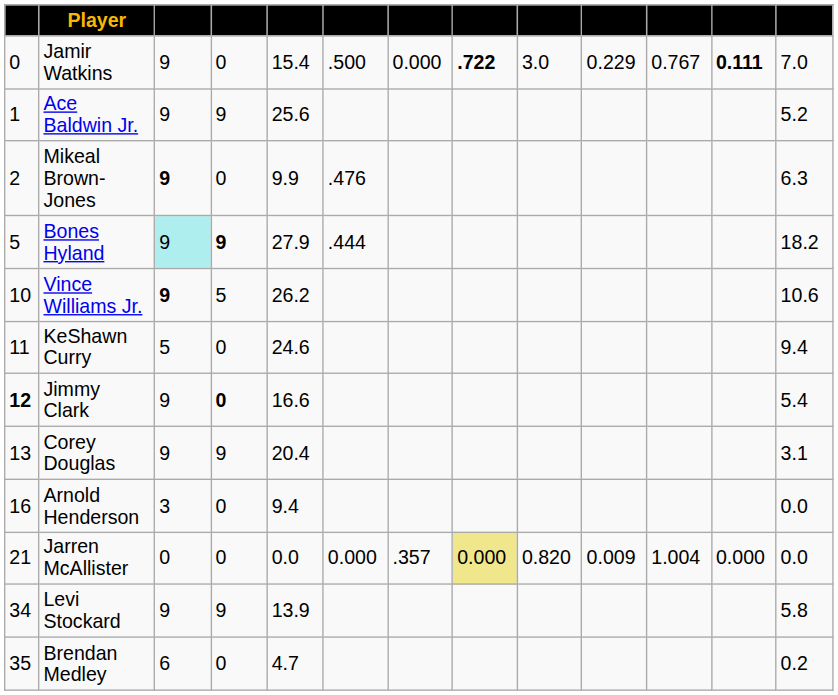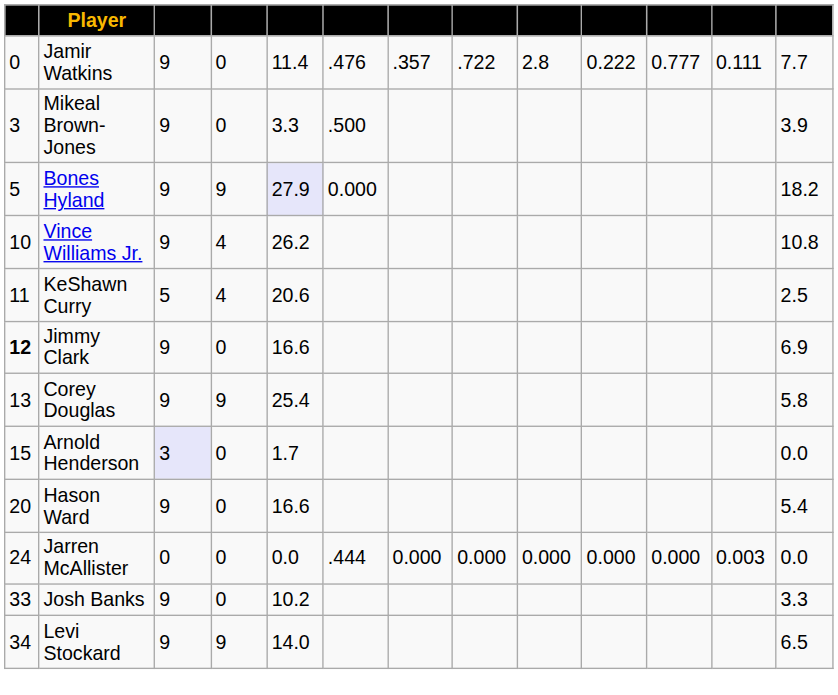(291, 62) 15.4 -> (290, 62) 11.4
(347, 62) .500 -> (347, 62) .476
(417, 62) 0.000 -> (412, 62) .357
(476, 62) bold -> (476, 62) normal
(535, 62) 3.0 -> (535, 62) 2.8
(611, 62) 0.229 -> (611, 62) 0.222
(676, 62) 0.767 -> (676, 62) 0.777
(739, 62) bold -> (739, 62) normal
(794, 62) 7.0 -> (794, 62) 7.7
- row: (91, 115)
(15, 179) 2 -> (15, 126) 3
(165, 179) bold -> (165, 126) normal
(285, 179) 9.9 -> (285, 126) 3.3
(347, 179) .476 -> (347, 126) .500
(794, 179) 6.3 -> (794, 126) 3.9
(165, 242) paleturquoise background -> (165, 190) no background
(221, 242) bold -> (221, 190) normal
(291, 242) no background -> (291, 190) lavender background
(347, 242) .444 -> (352, 190) 0.000
(165, 295) bold -> (165, 242) normal
(221, 295) 5 -> (221, 242) 4
(800, 295) 10.6 -> (800, 242) 10.8
(221, 348) 0 -> (221, 295) 4
(291, 348) 24.6 -> (291, 295) 20.6
(794, 348) 9.4 -> (794, 295) 2.5
(221, 400) bold -> (221, 348) normal
(794, 400) 5.4 -> (794, 348) 6.9
(291, 453) 20.4 -> (291, 400) 25.4
(794, 453) 3.1 -> (794, 400) 5.8
(20, 506) 16 -> (20, 453) 15
(165, 506) no background -> (165, 453) lavender background
(285, 506) 9.4 -> (285, 453) 1.7
+ row: (72, 506)
(20, 558) 21 -> (20, 558) 24
(352, 558) 0.000 -> (347, 558) .444
(412, 558) .357 -> (417, 558) 0.000
(482, 558) khaki background -> (482, 558) no background
(546, 558) 0.820 -> (546, 558) 0.000
(611, 558) 0.009 -> (611, 558) 0.000
(676, 558) 1.004 -> (676, 558) 0.000
(740, 558) 0.000 -> (740, 558) 0.003
+ row: (94, 600)
(291, 611) 13.9 -> (291, 642) 14.0
(794, 611) 5.8 -> (794, 642) 6.5
- row: (80, 664)
